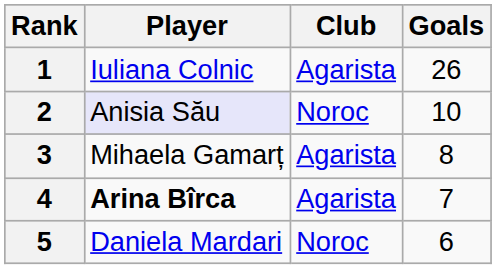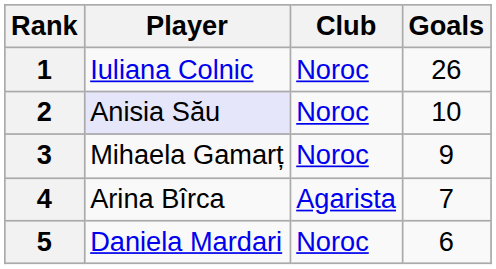(346, 69) Agarista -> (332, 69) Noroc
(346, 155) Agarista -> (332, 155) Noroc
(446, 155) 8 -> (446, 155) 9
(163, 198) bold -> (157, 198) normal
